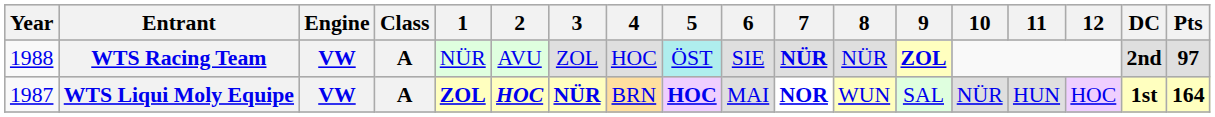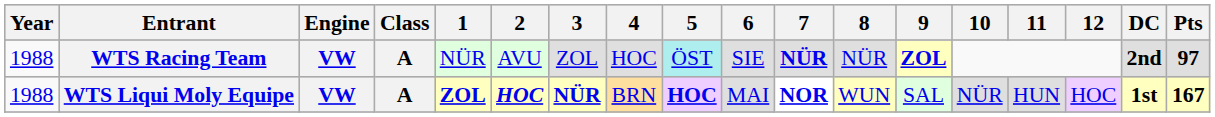(32, 93) 1987 -> (32, 93) 1988
(1188, 93) 164 -> (1188, 93) 167
